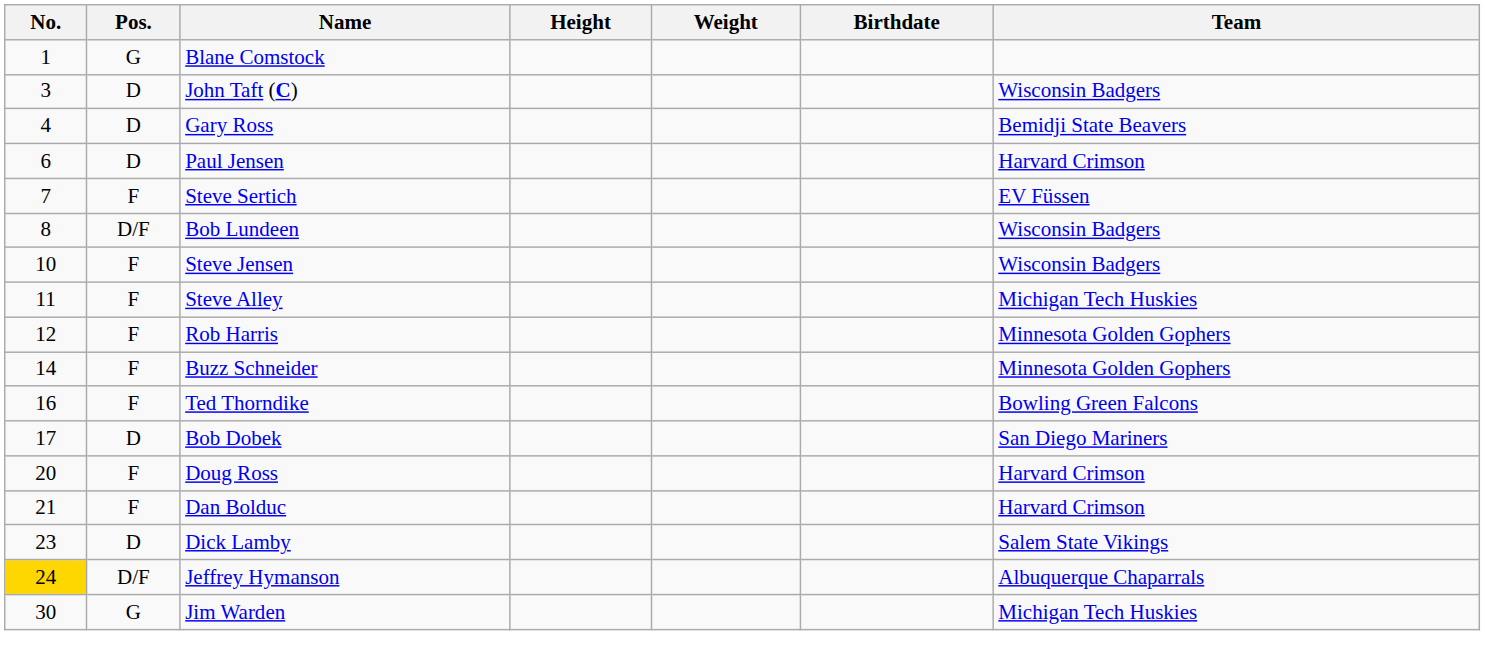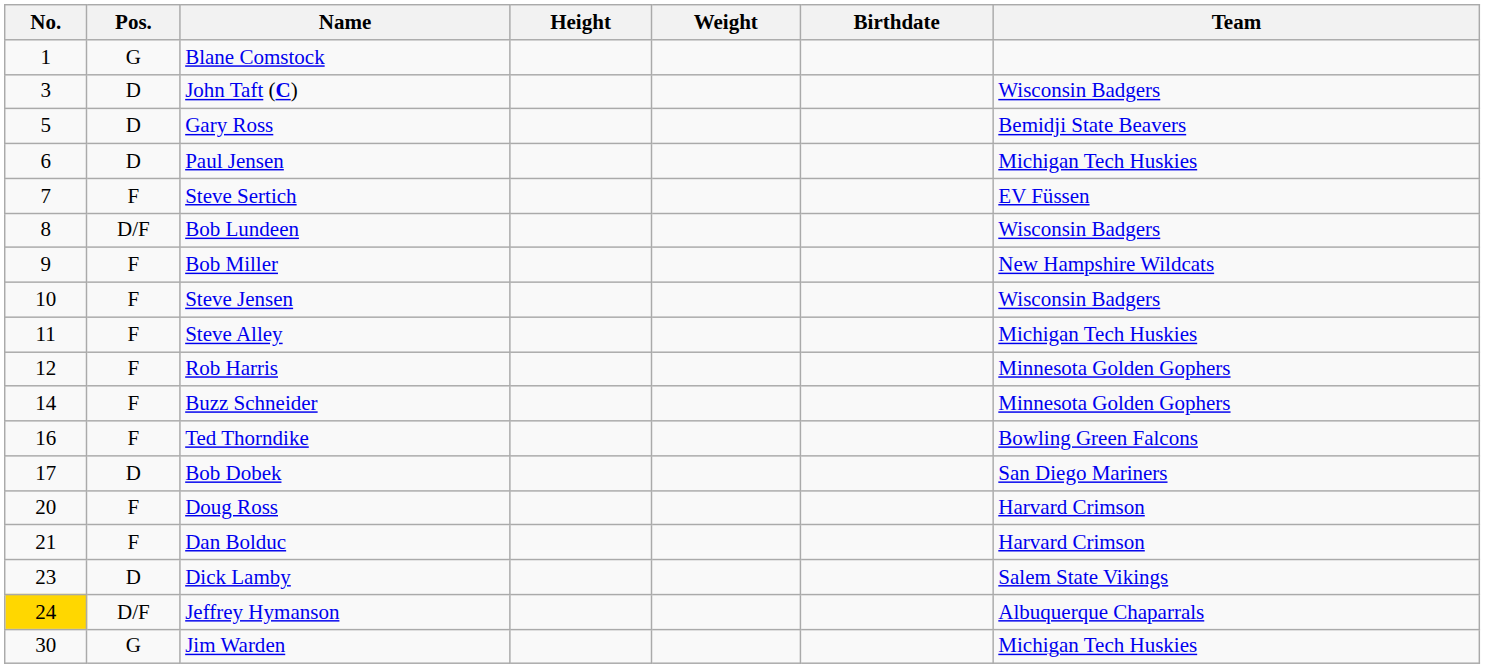(46, 126) 4 -> (46, 126) 5
(1072, 160) Harvard Crimson -> (1098, 160) Michigan Tech Huskies
+ row: (232, 264)
